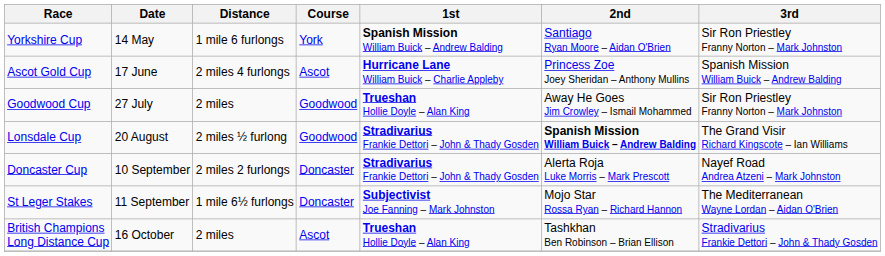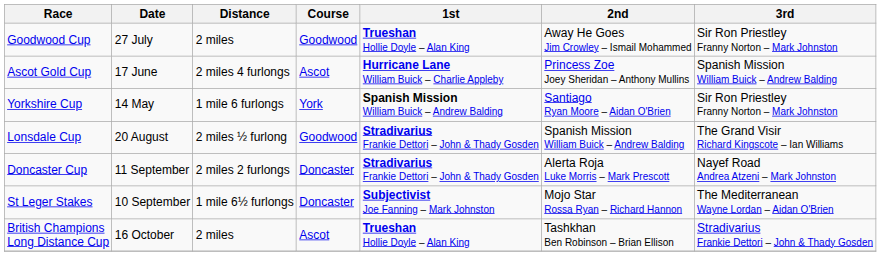rows swapped: (45, 39) <-> (49, 104)
(620, 137) bold -> (614, 137) normal
(152, 169) 10 September -> (152, 169) 11 September
(152, 202) 11 September -> (152, 202) 10 September
